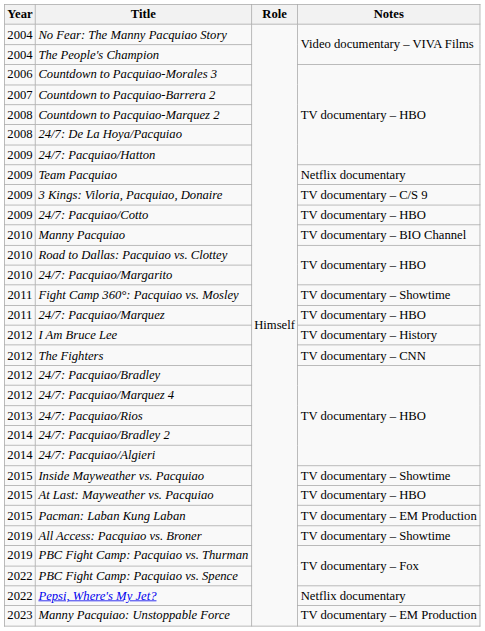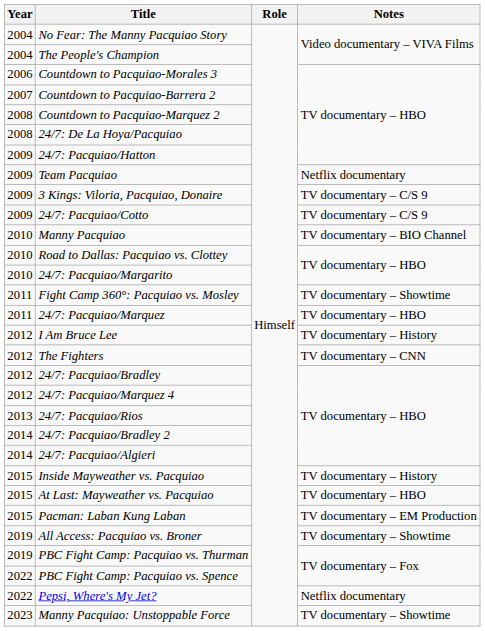(363, 214) TV documentary – HBO -> (364, 214) TV documentary – C/S 9
(376, 475) TV documentary – Showtime -> (369, 475) TV documentary – History
(389, 615) TV documentary – EM Production -> (376, 615) TV documentary – Showtime
